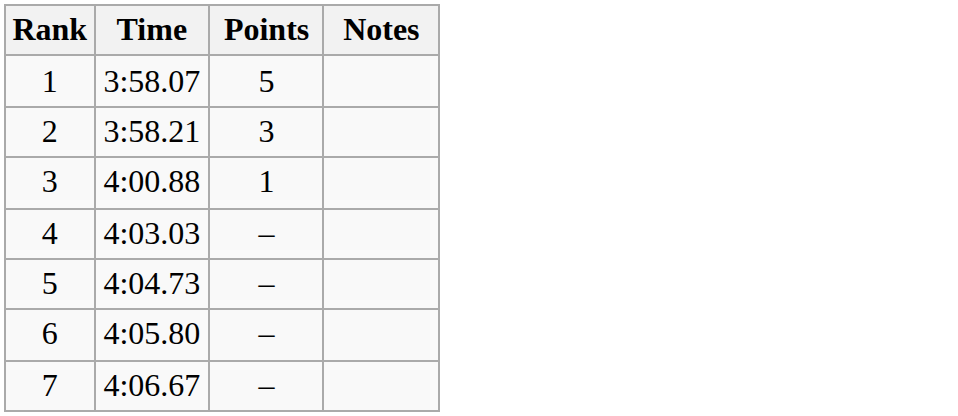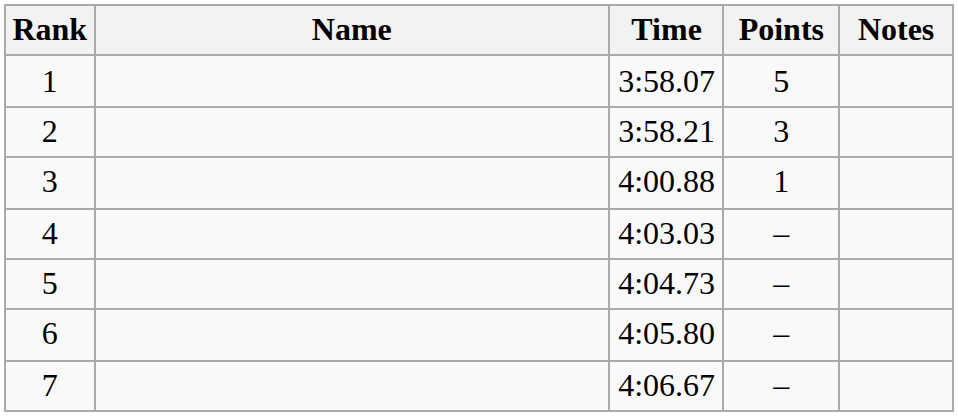+ column: (352, 29)
